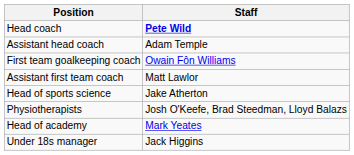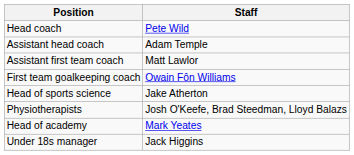(168, 28) bold -> (167, 28) normal
rows swapped: (65, 77) <-> (74, 61)
